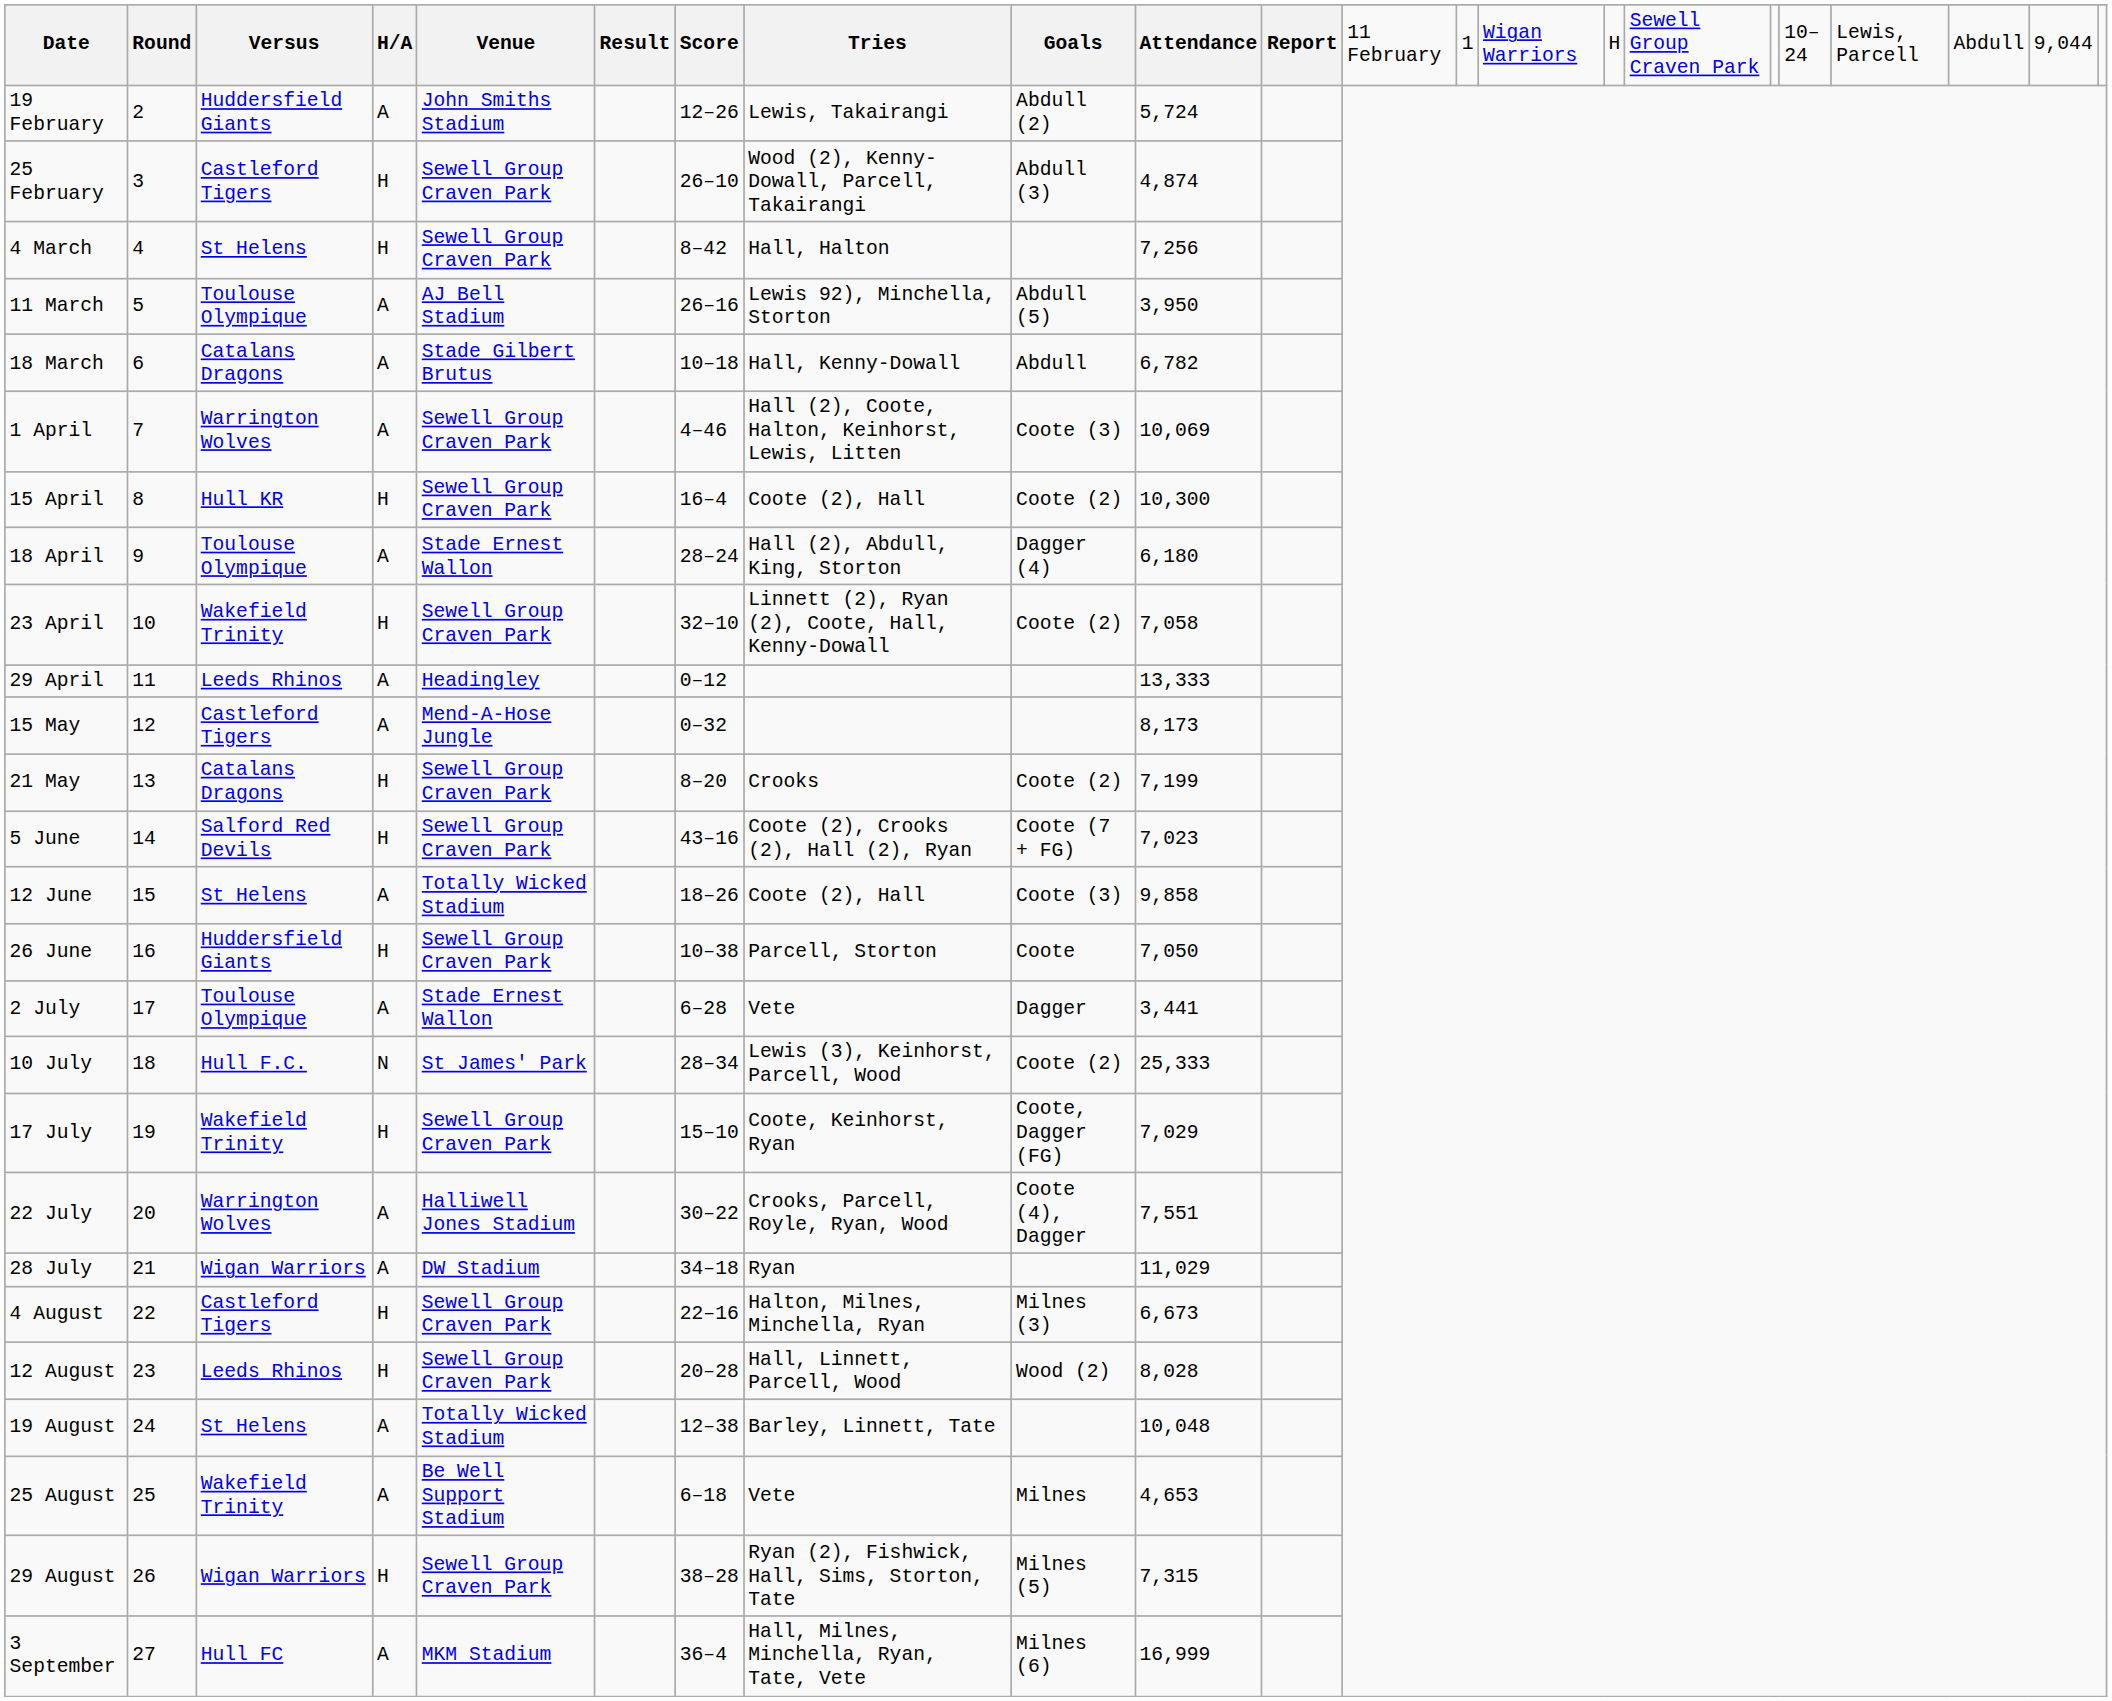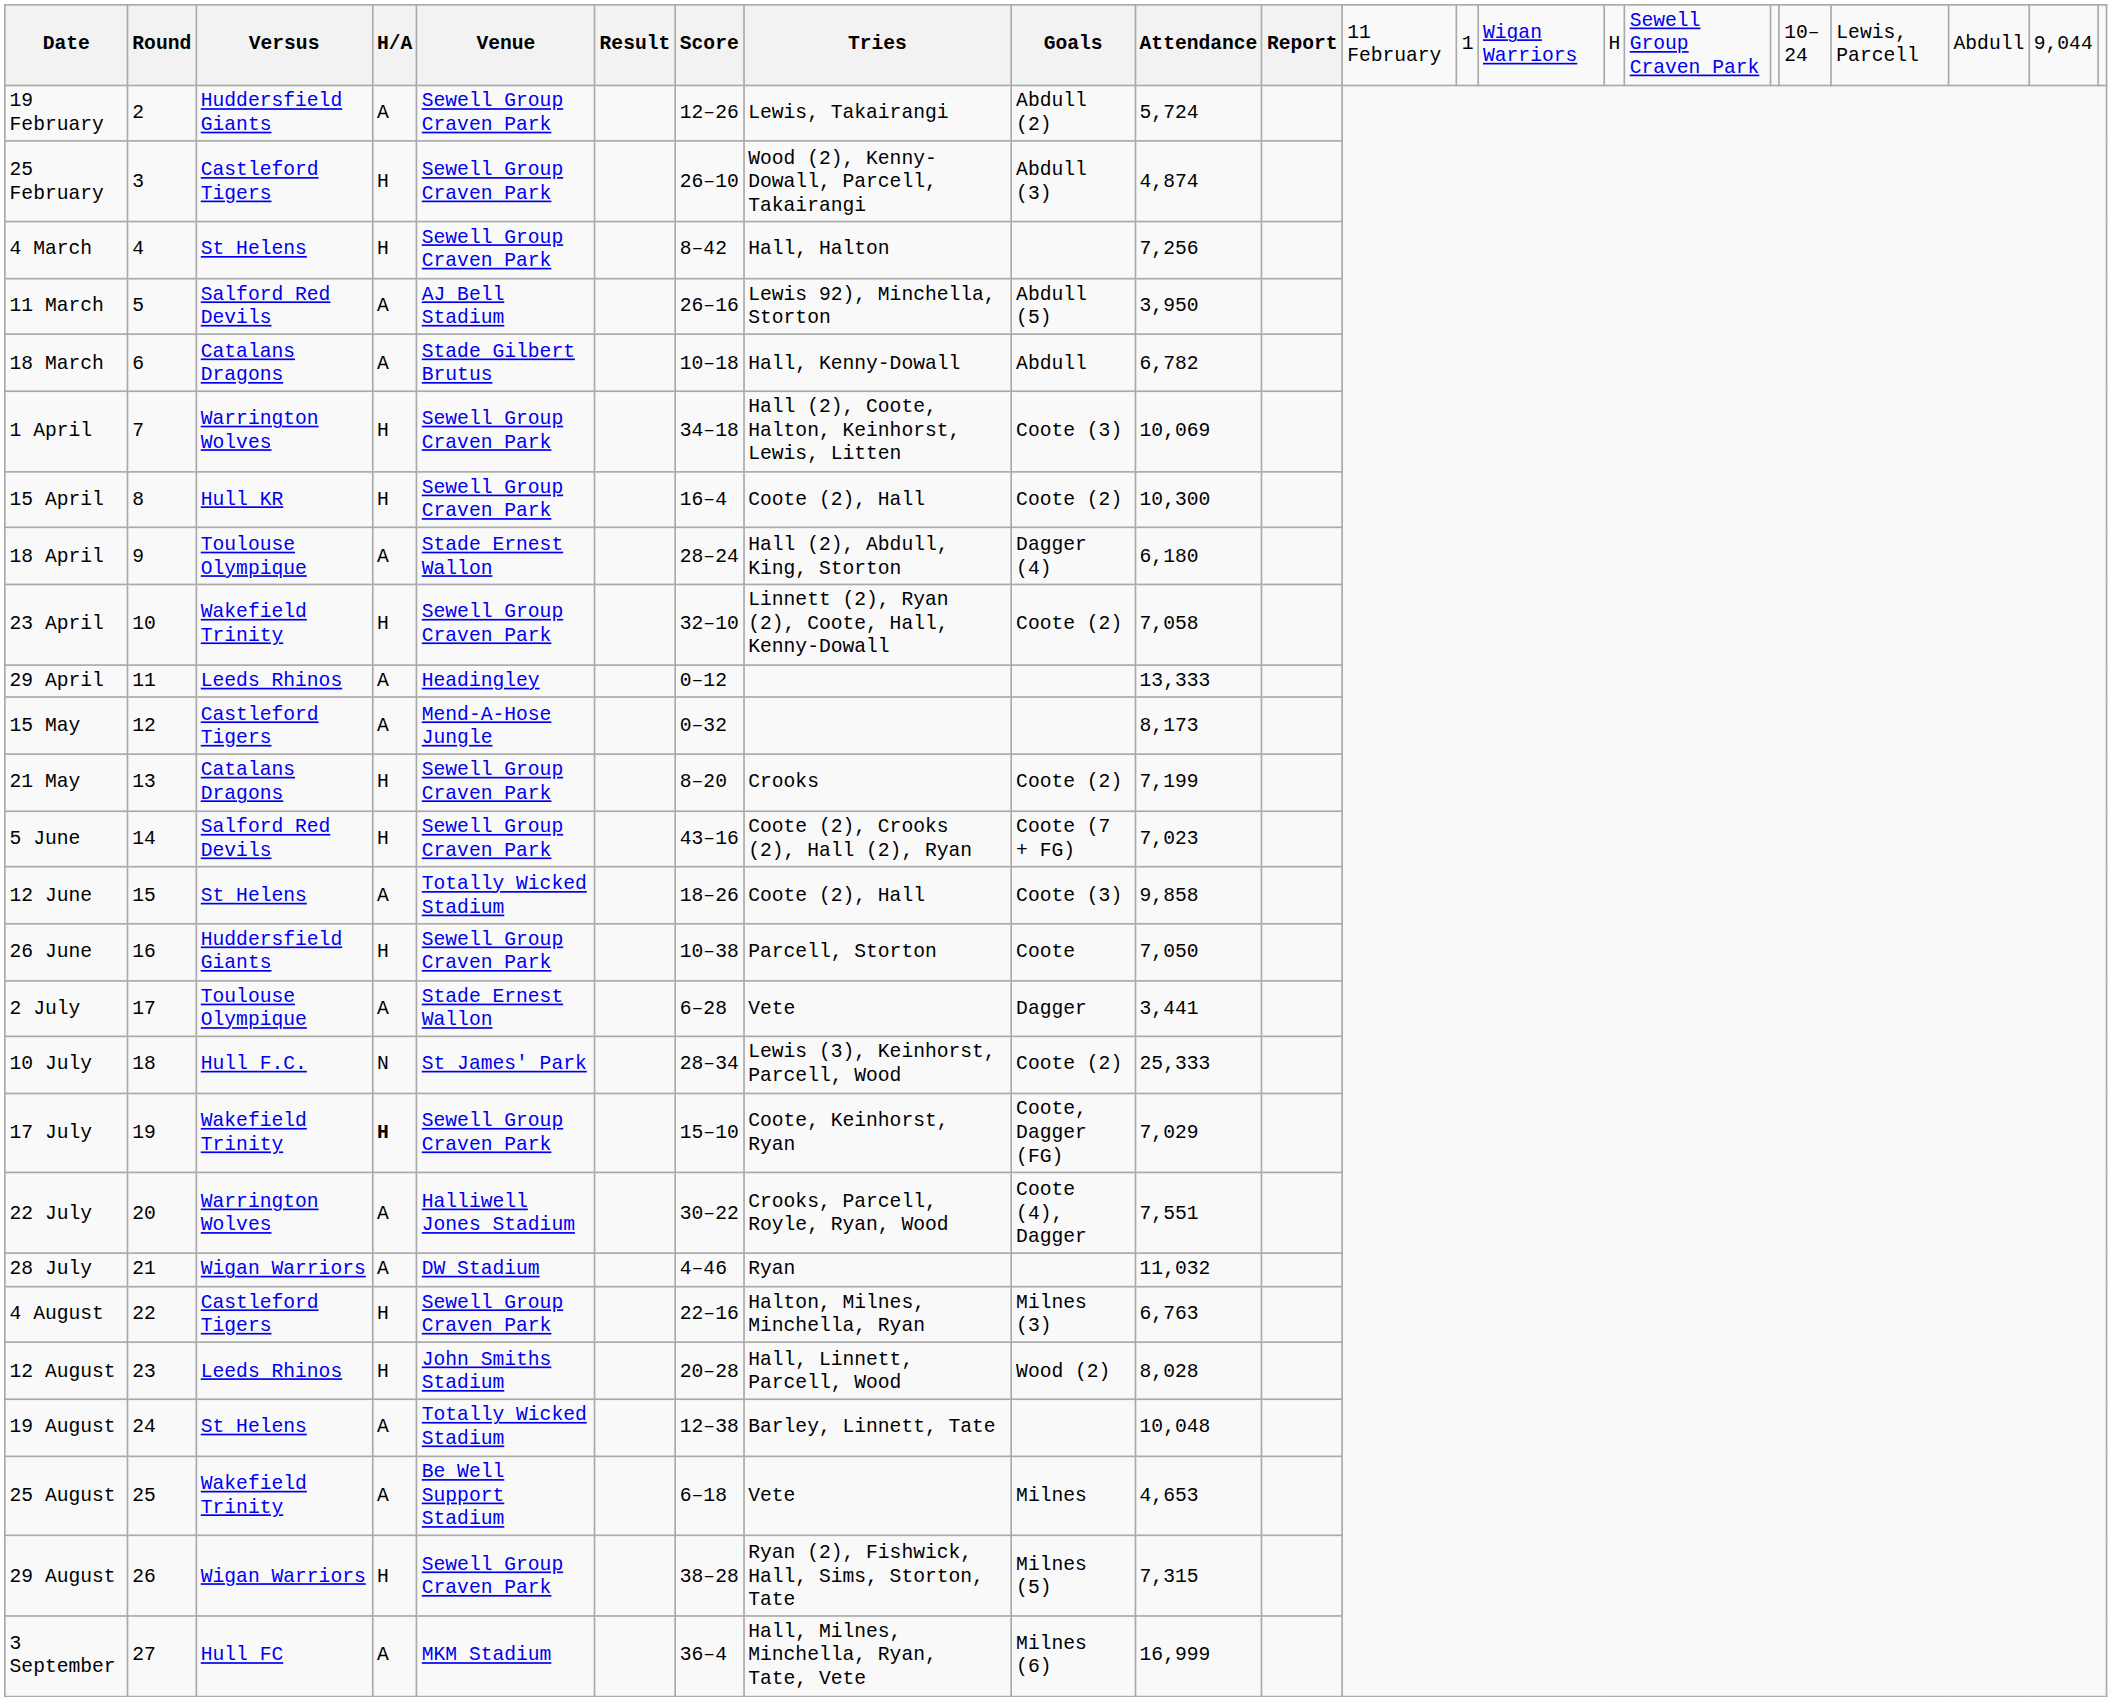(487, 113) John Smiths Stadium -> (492, 113) Sewell Group Craven Park
(254, 306) Toulouse Olympique -> (266, 306) Salford Red Devils
(383, 431) A -> (383, 431) H
(703, 431) 4–46 -> (709, 431) 34–18
(383, 1133) normal -> (383, 1133) bold
(709, 1269) 34–18 -> (703, 1269) 4–46
(1175, 1269) 11,029 -> (1175, 1269) 11,032
(1169, 1314) 6,673 -> (1169, 1314) 6,763
(492, 1371) Sewell Group Craven Park -> (487, 1371) John Smiths Stadium
